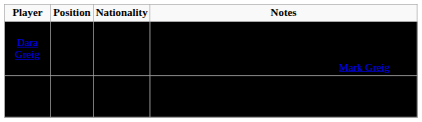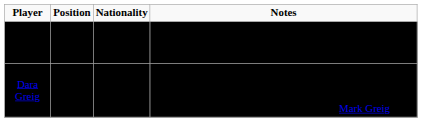rows swapped: (27, 96) <-> (27, 48)
